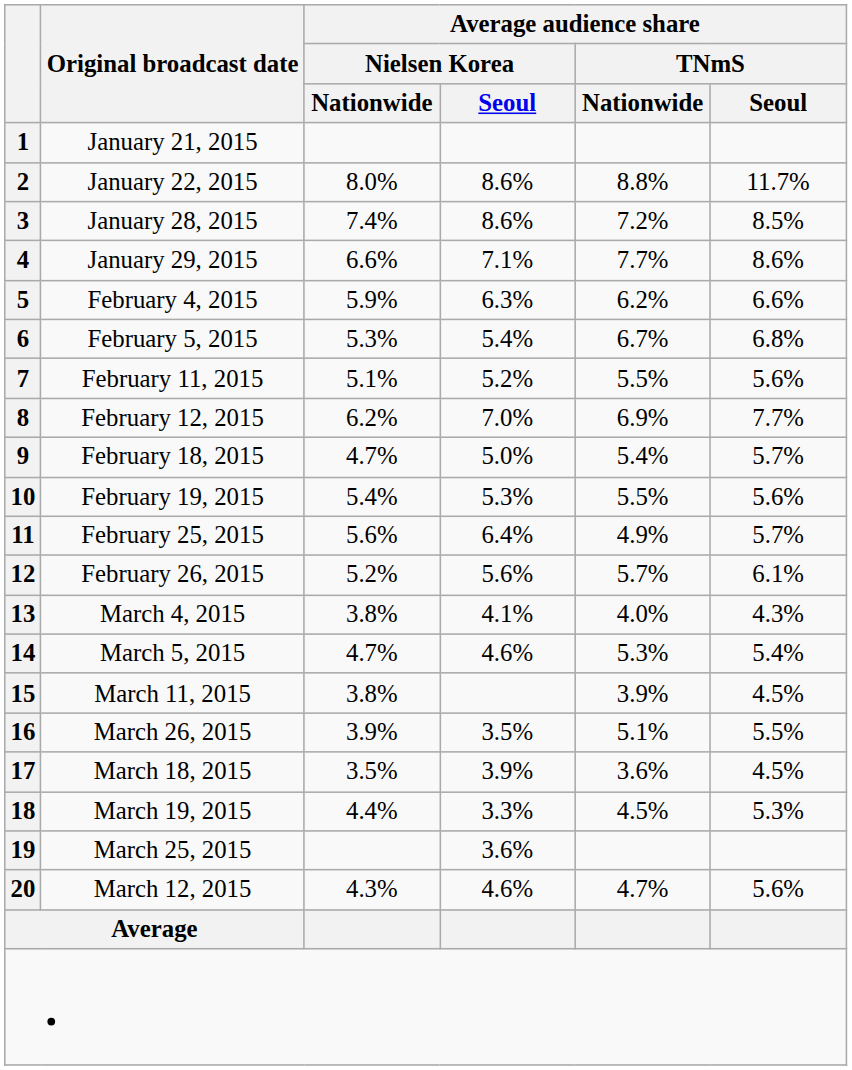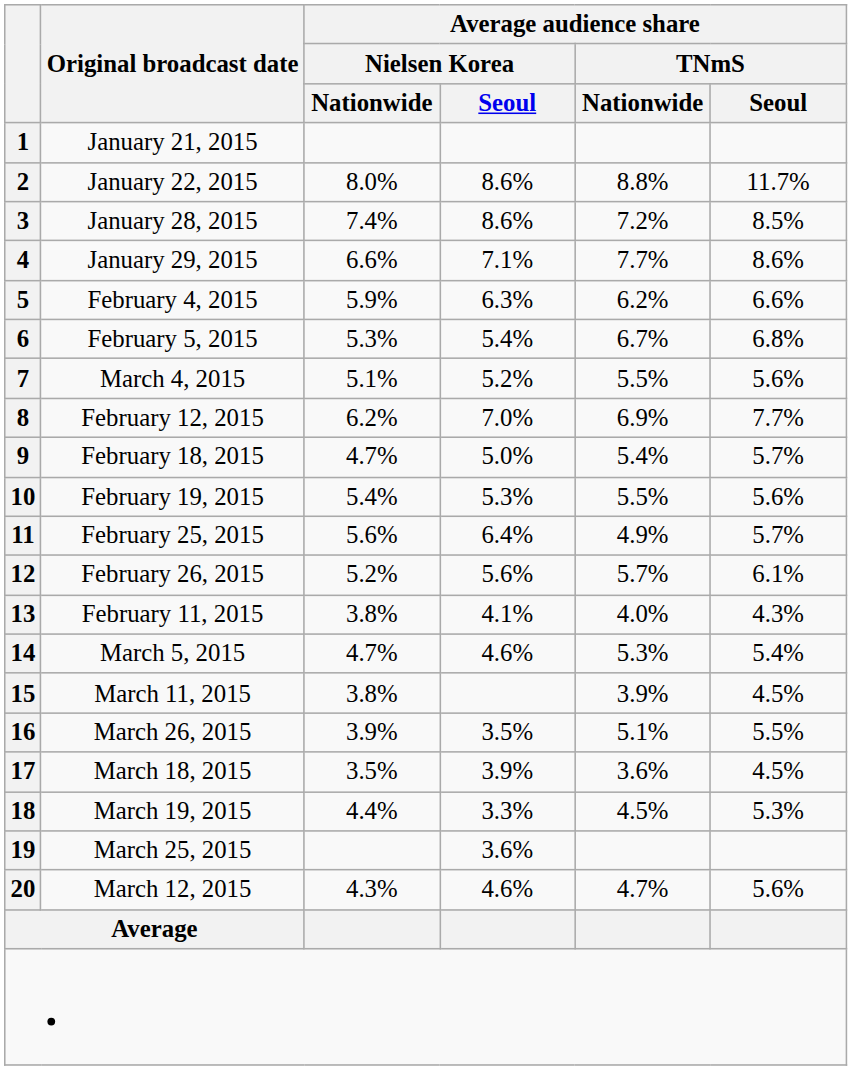(173, 378) February 11, 2015 -> (173, 378) March 4, 2015
(173, 614) March 4, 2015 -> (173, 614) February 11, 2015
